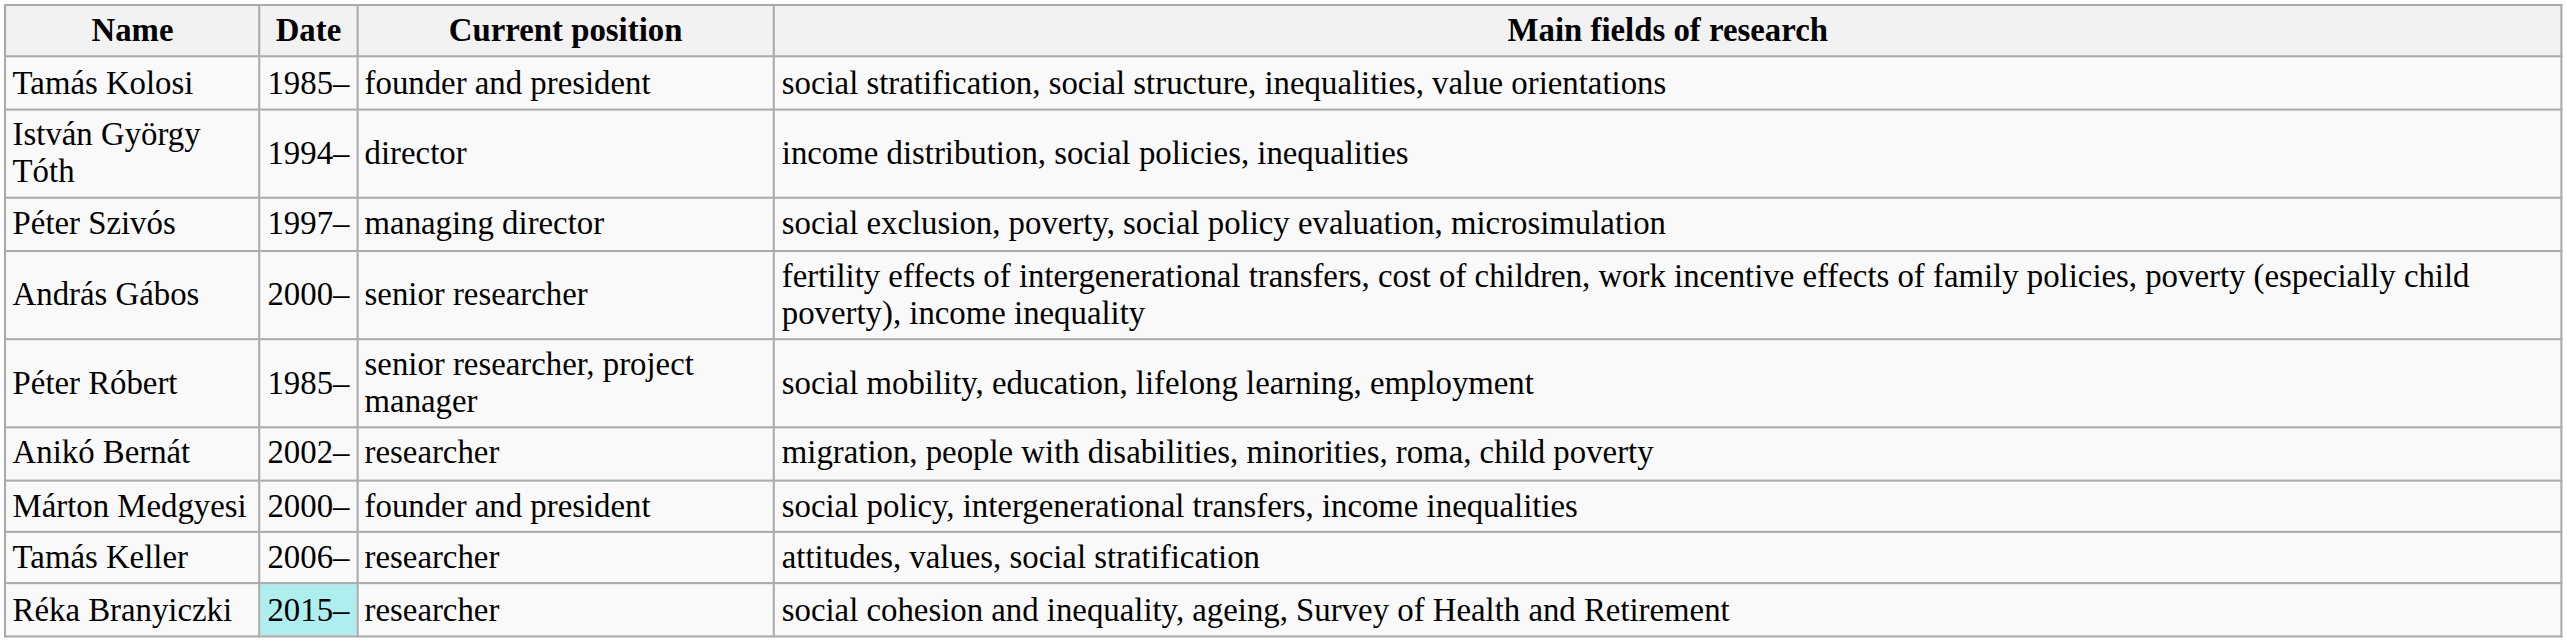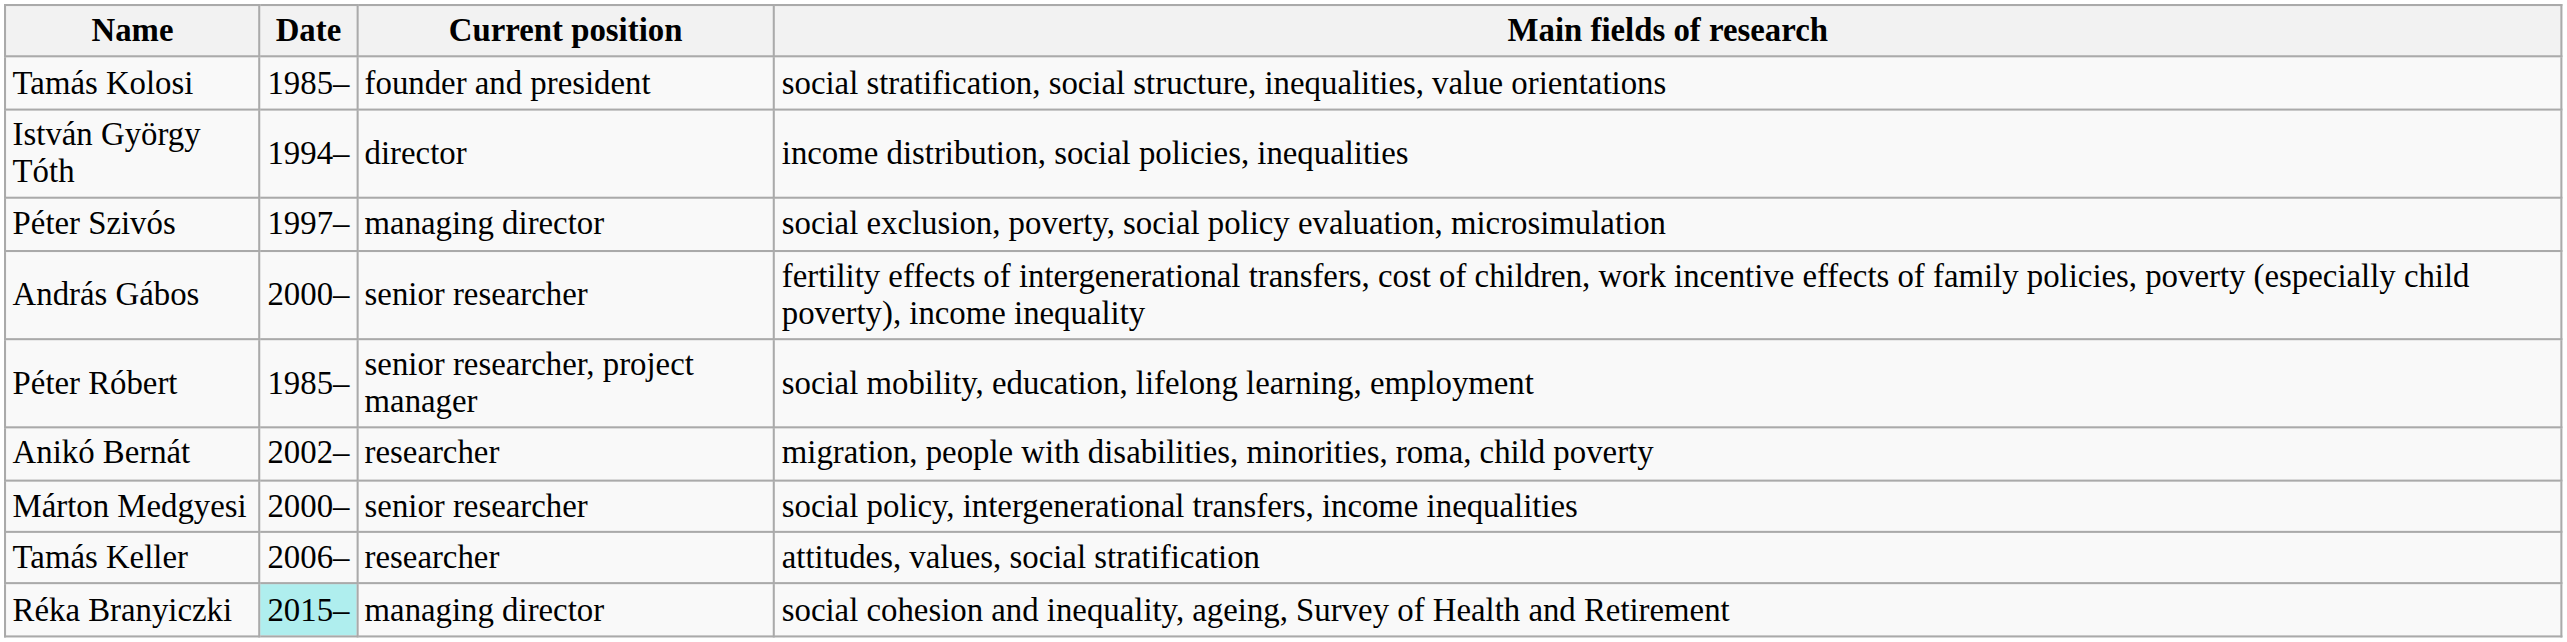(508, 505) founder and president -> (476, 505) senior researcher
(432, 609) researcher -> (484, 609) managing director
